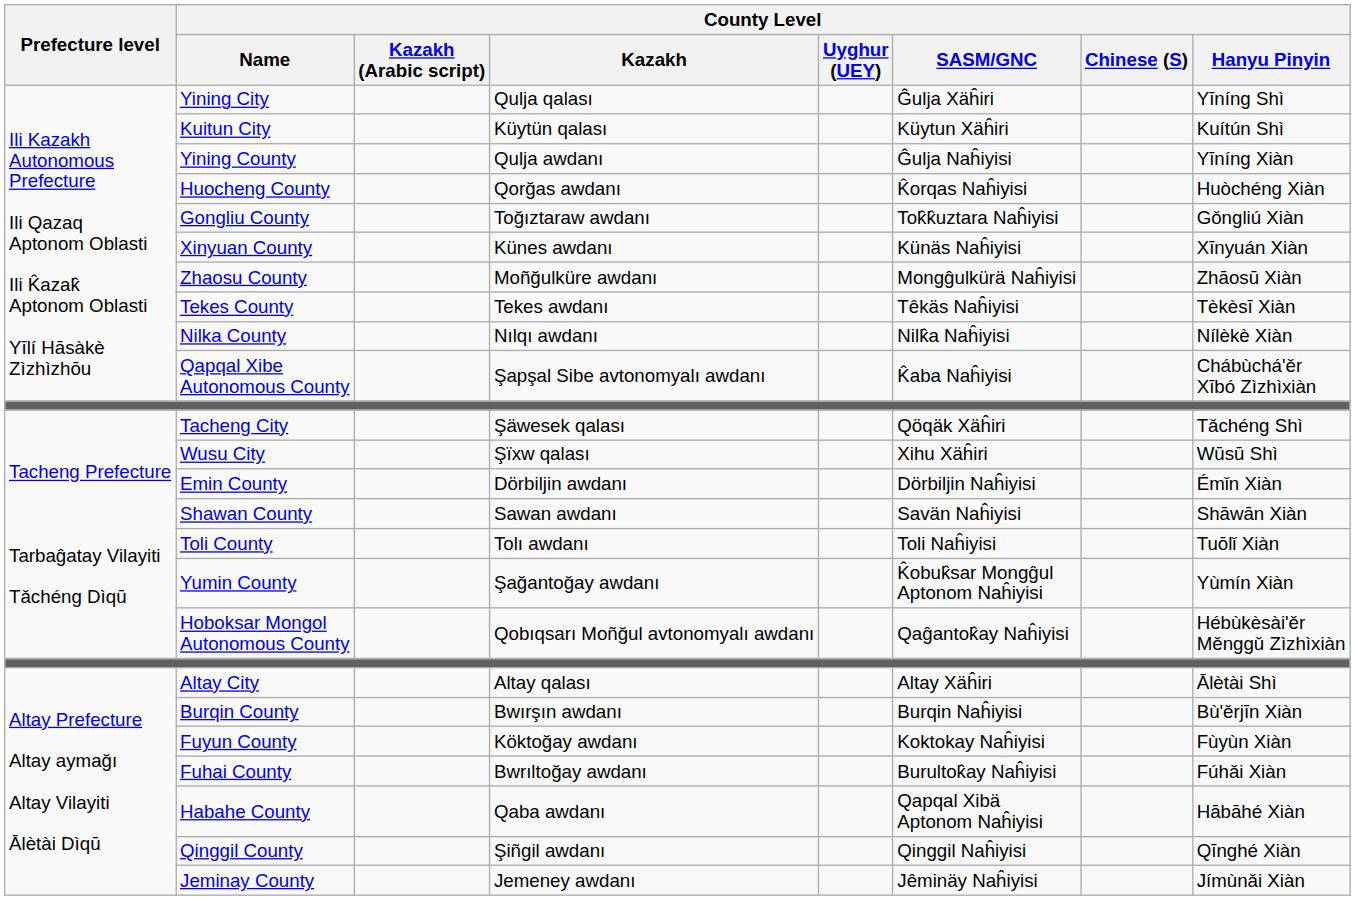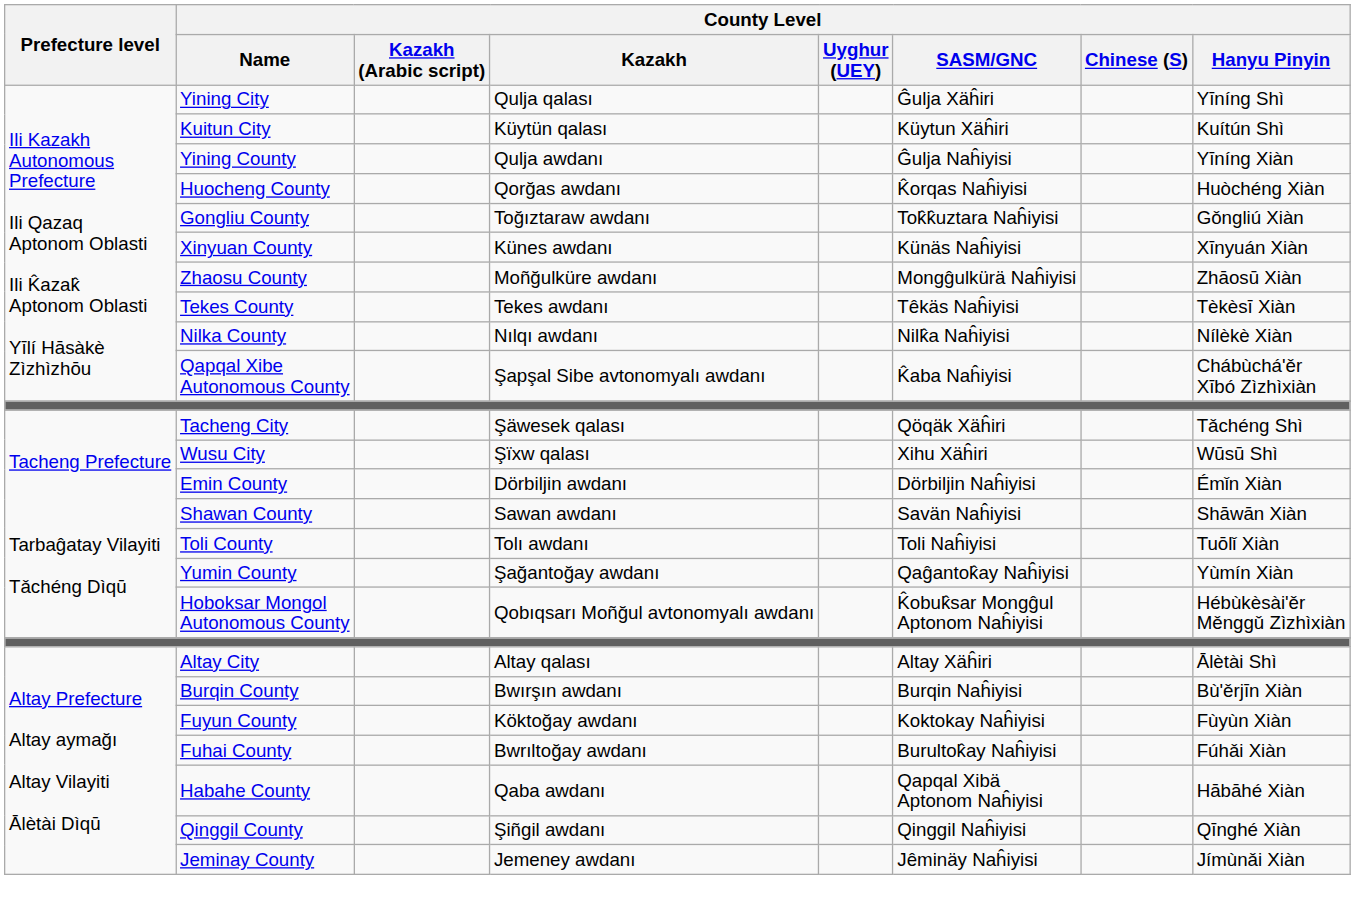(975, 583) K̂obuk̂sar Mongĝul Aptonom Naĥiyisi -> (983, 573) Qaĝantok̂ay Naĥiyisi
(983, 634) Qaĝantok̂ay Naĥiyisi -> (975, 613) K̂obuk̂sar Mongĝul Aptonom Naĥiyisi
